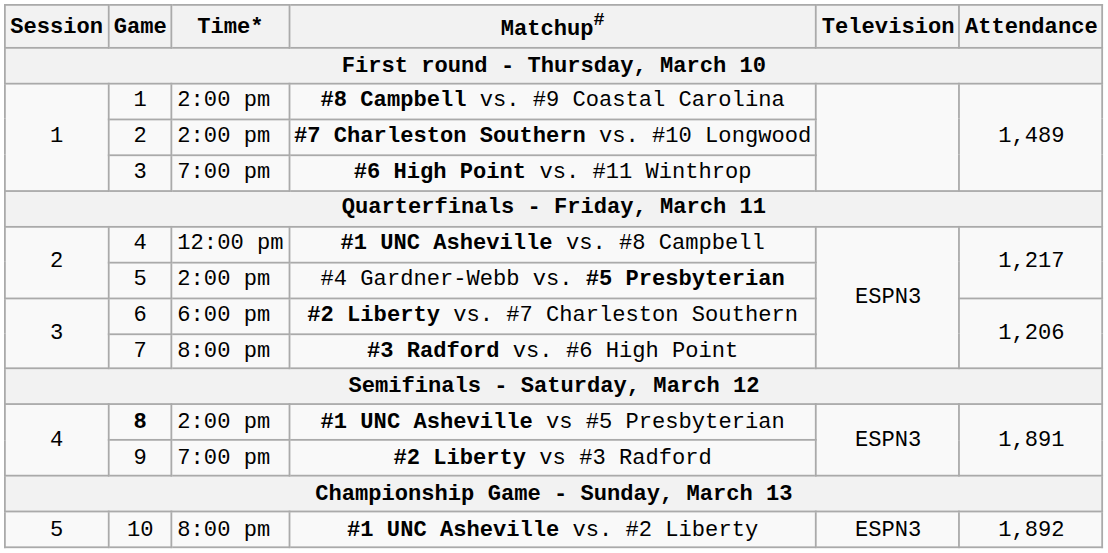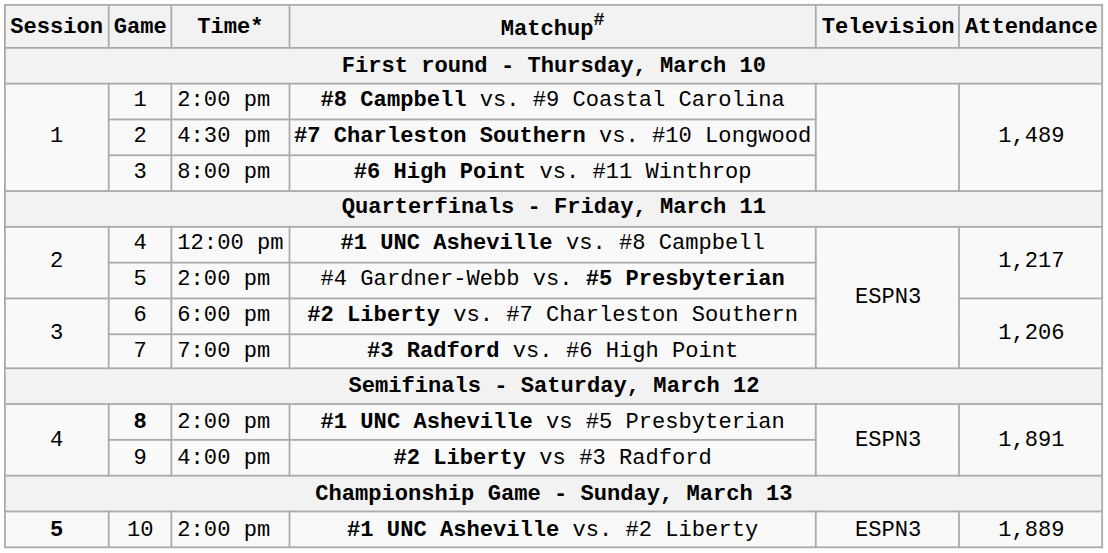(224, 138) 2:00 pm -> (224, 138) 4:30 pm
(224, 173) 7:00 pm -> (224, 173) 8:00 pm
(224, 352) 8:00 pm -> (224, 352) 7:00 pm
(224, 459) 7:00 pm -> (224, 459) 4:00 pm
(57, 530) normal -> (57, 530) bold
(224, 530) 8:00 pm -> (224, 530) 2:00 pm
(1031, 530) 1,892 -> (1031, 530) 1,889
